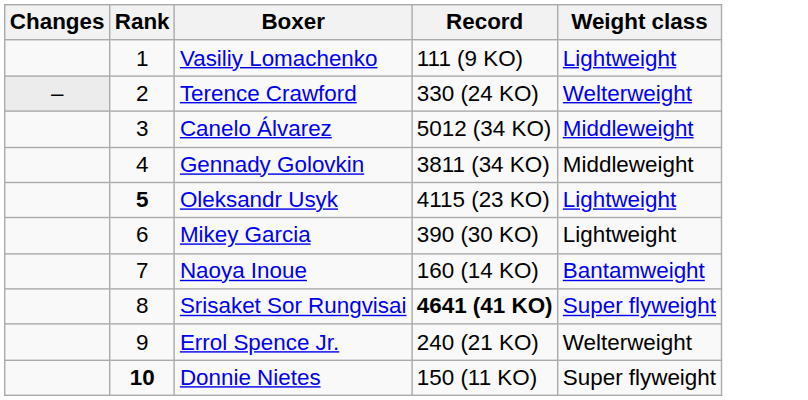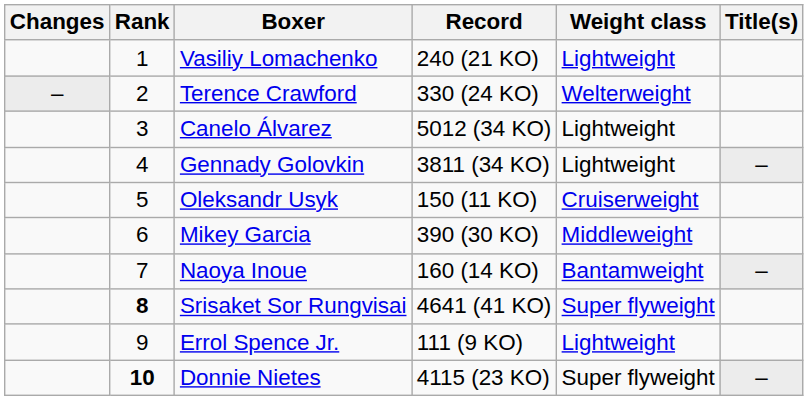+ column: (762, 22)
(470, 57) 111 (9 KO) -> (478, 57) 240 (21 KO)
(628, 128) Middleweight -> (618, 128) Lightweight
(628, 164) Middleweight -> (618, 164) Lightweight
(142, 199) bold -> (142, 199) normal
(483, 199) 4115 (23 KO) -> (477, 199) 150 (11 KO)
(620, 199) Lightweight -> (630, 199) Cruiserweight
(620, 235) Lightweight -> (627, 235) Middleweight
(142, 306) normal -> (142, 306) bold
(485, 306) bold -> (484, 306) normal
(478, 341) 240 (21 KO) -> (470, 341) 111 (9 KO)
(627, 341) Welterweight -> (618, 341) Lightweight
(477, 377) 150 (11 KO) -> (483, 377) 4115 (23 KO)
